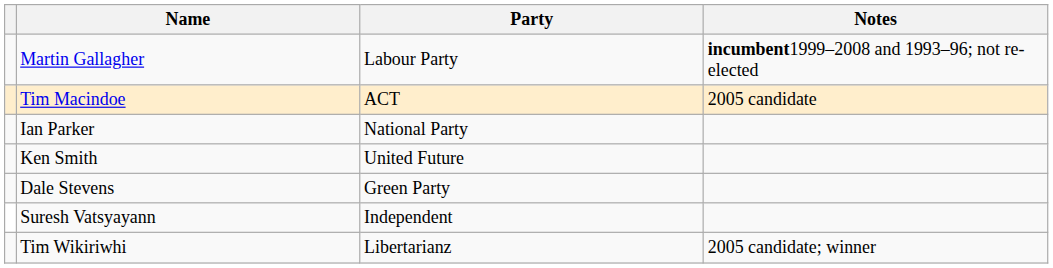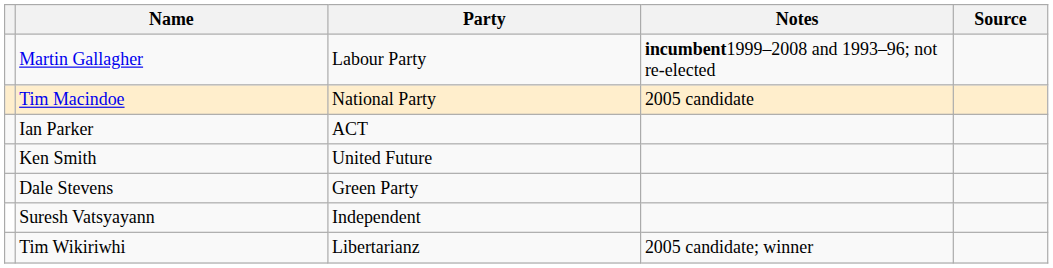+ column: (1001, 19)
(382, 99) ACT -> (384, 99) National Party
(416, 129) National Party -> (350, 129) ACT
